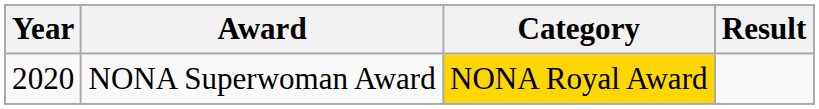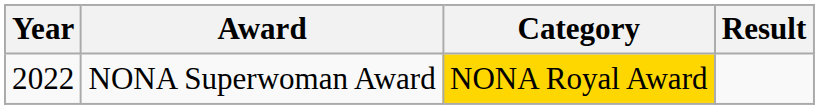(43, 78) 2020 -> (43, 78) 2022
